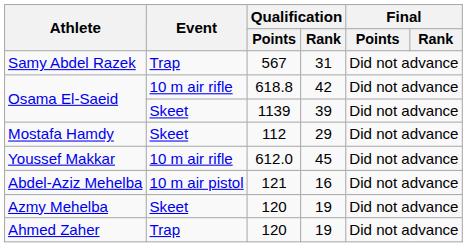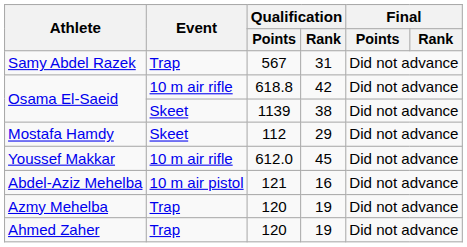(323, 111) 39 -> (323, 111) 38
(169, 207) Skeet -> (165, 207) Trap
